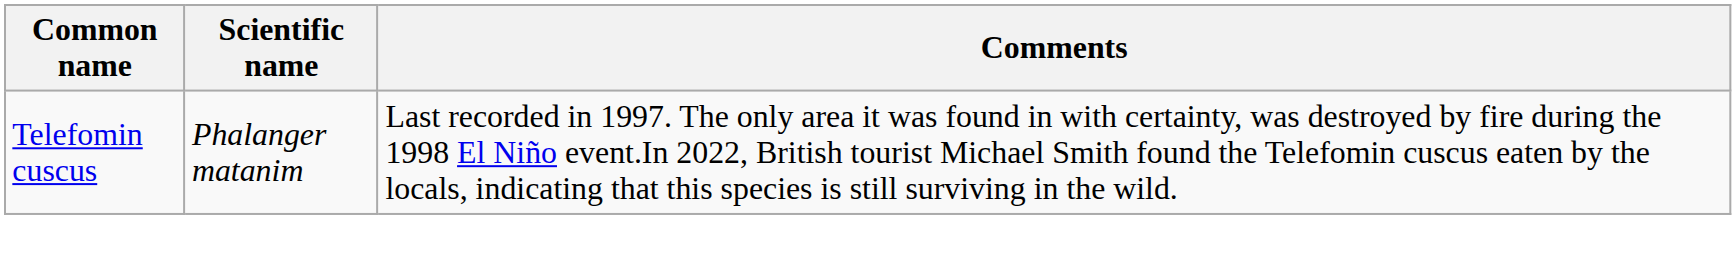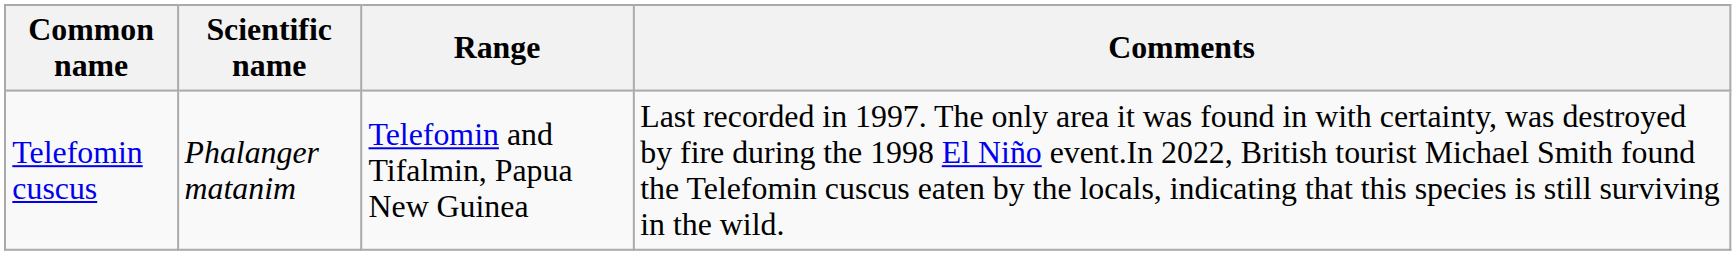+ column: (497, 47)
